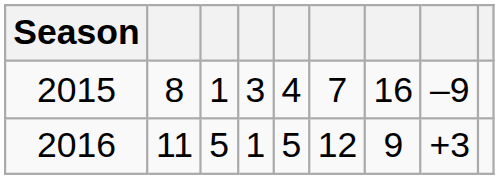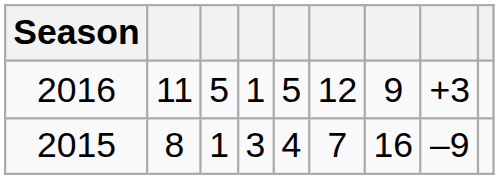rows swapped: (76, 145) <-> (76, 88)
